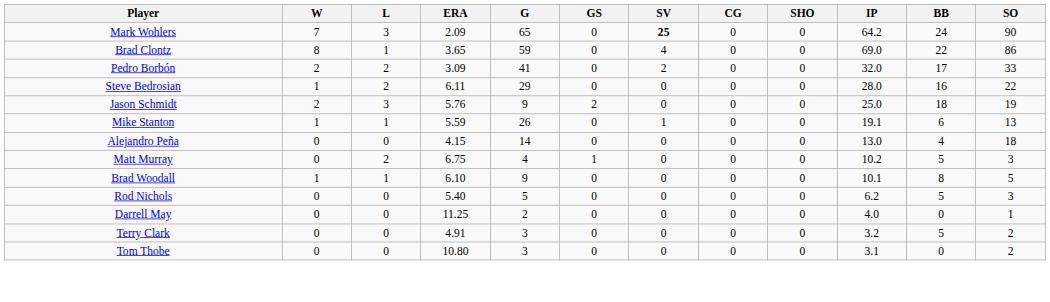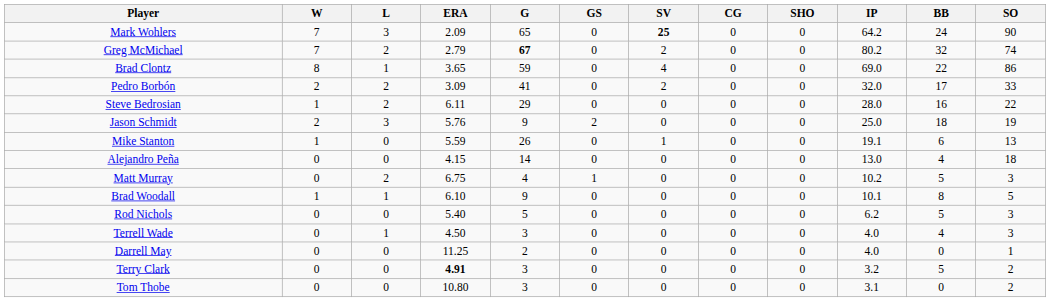+ row: (143, 50)
(386, 123) 1 -> (386, 141) 0
+ row: (143, 232)
(455, 232) normal -> (455, 269) bold
